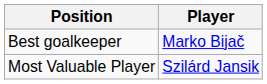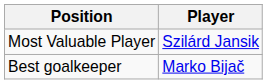rows swapped: (65, 41) <-> (82, 66)
